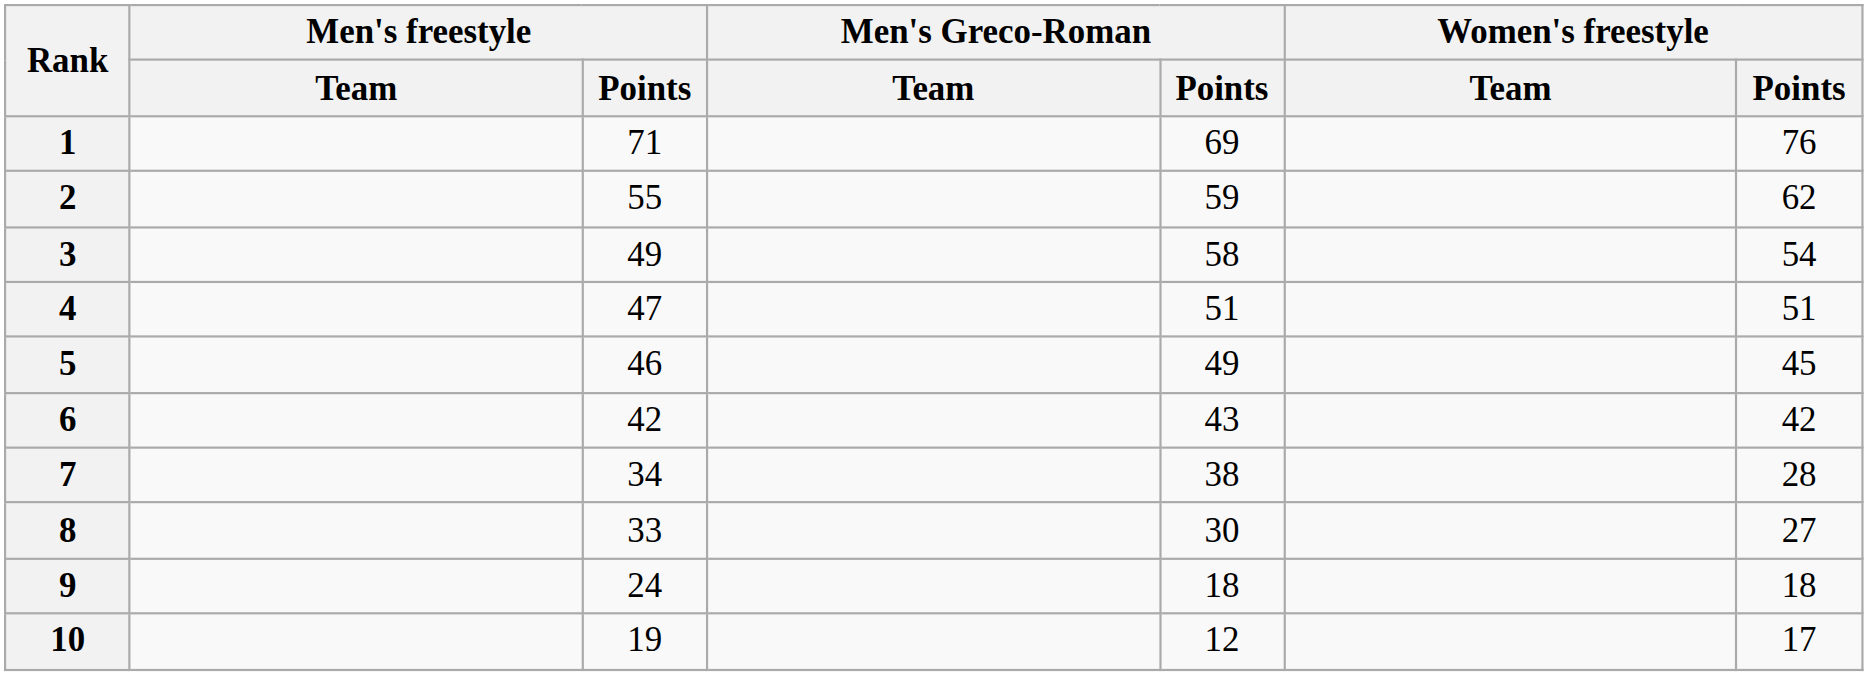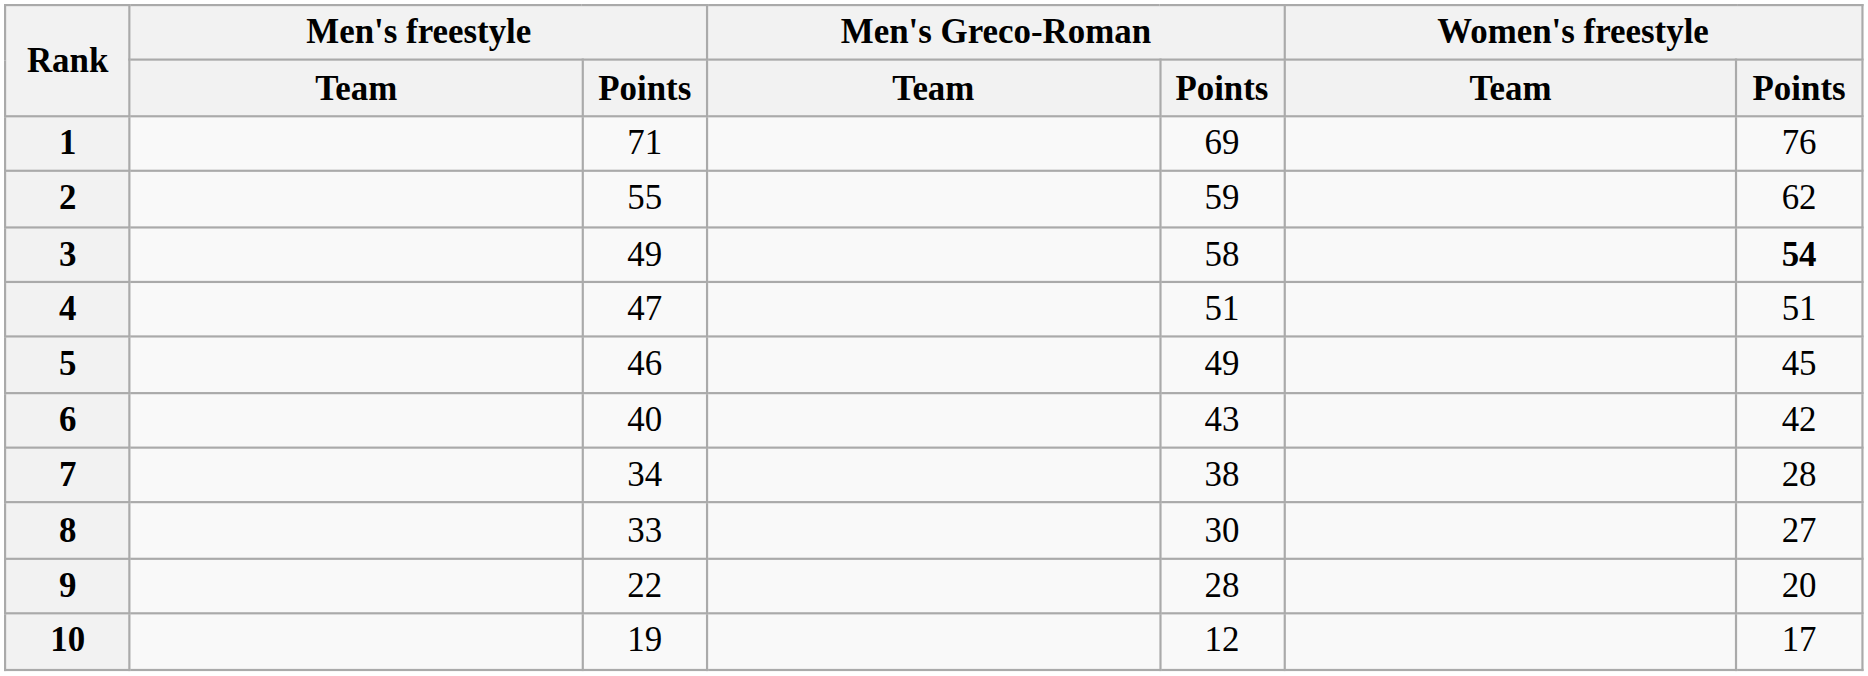(1799, 253) normal -> (1799, 253) bold
(645, 419) 42 -> (645, 419) 40
(645, 585) 24 -> (645, 585) 22
(1222, 585) 18 -> (1222, 585) 28
(1799, 585) 18 -> (1799, 585) 20
